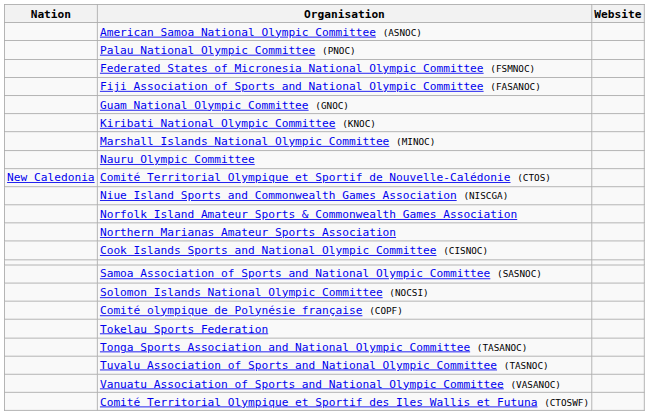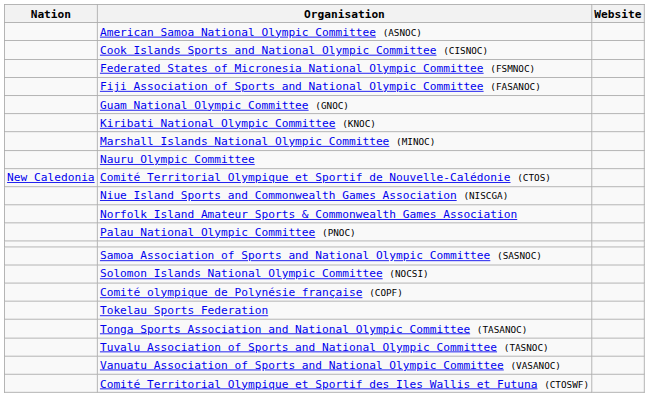rows swapped: (294, 250) <-> (228, 50)
- row: (248, 232)
